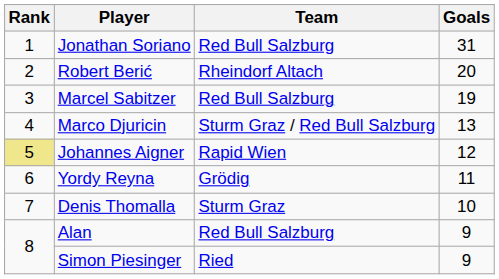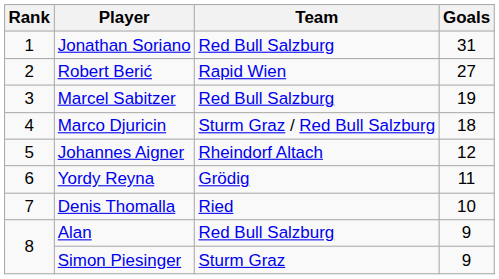(261, 71) Rheindorf Altach -> (242, 71) Rapid Wien
(466, 71) 20 -> (466, 71) 27
(466, 125) 13 -> (466, 125) 18
(29, 152) khaki background -> (29, 152) no background
(242, 152) Rapid Wien -> (261, 152) Rheindorf Altach
(242, 206) Sturm Graz -> (216, 206) Ried
(216, 260) Ried -> (242, 260) Sturm Graz
